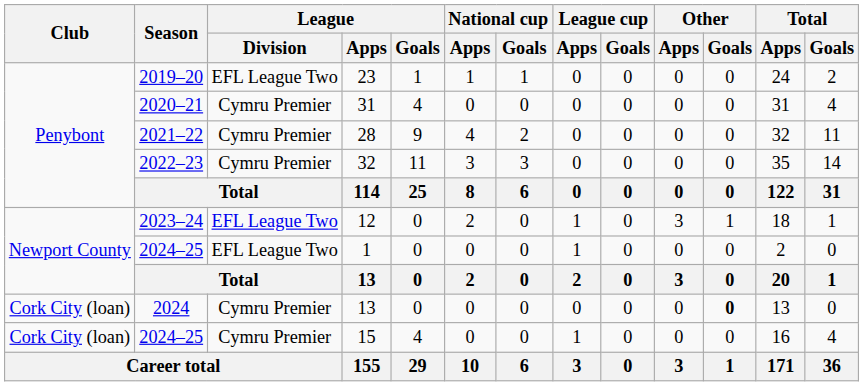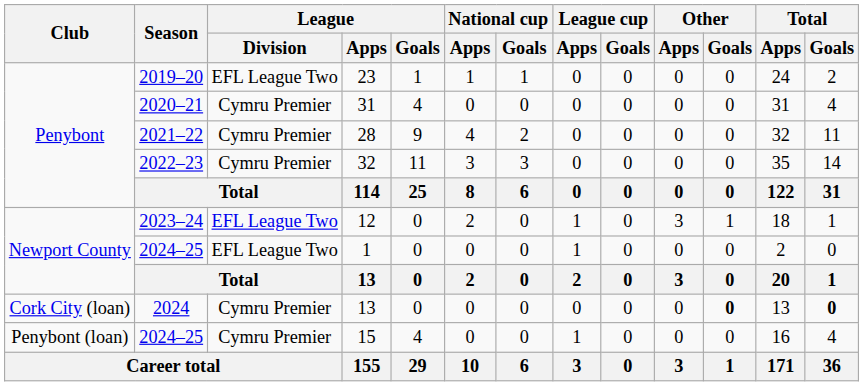(832, 308) normal -> (832, 308) bold
(70, 337) Cork City (loan) -> (70, 337) Penybont (loan)
